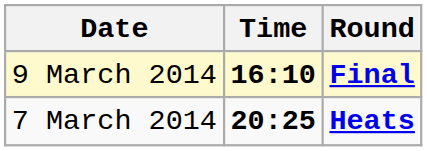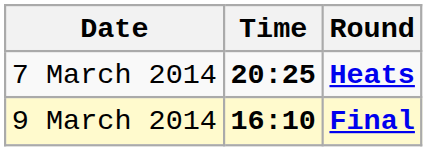rows swapped: (114, 121) <-> (114, 75)
